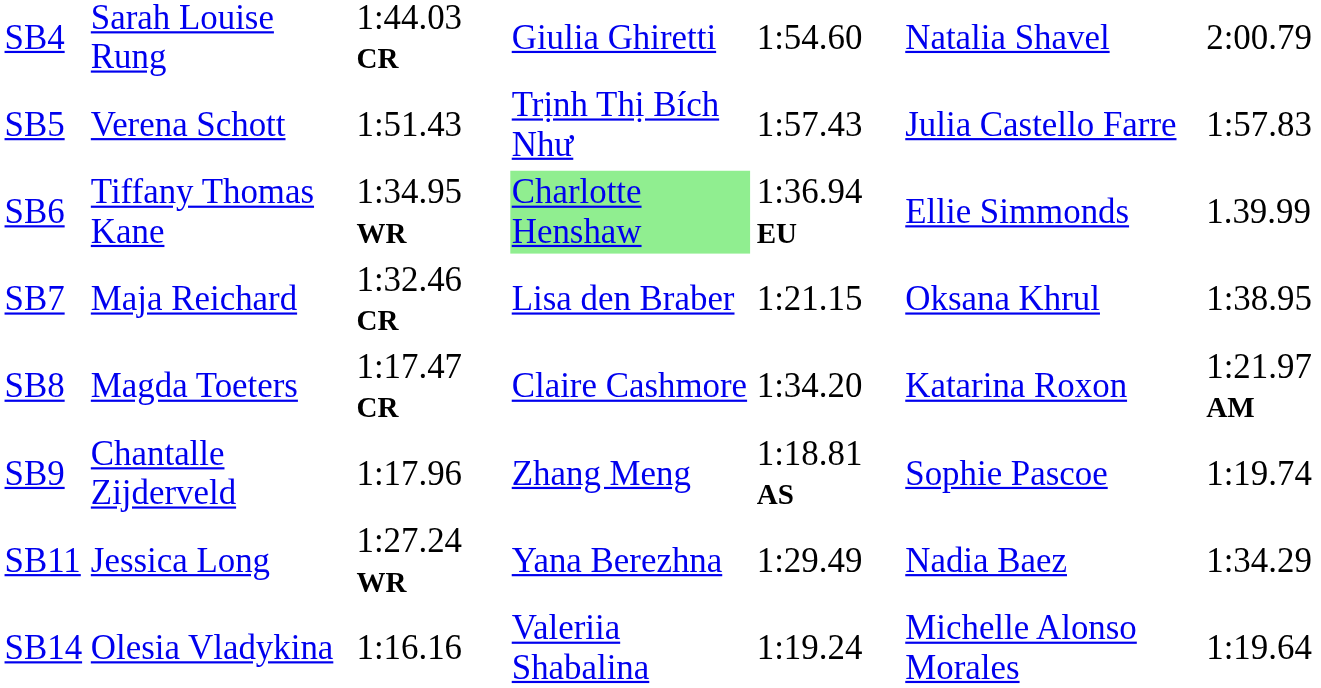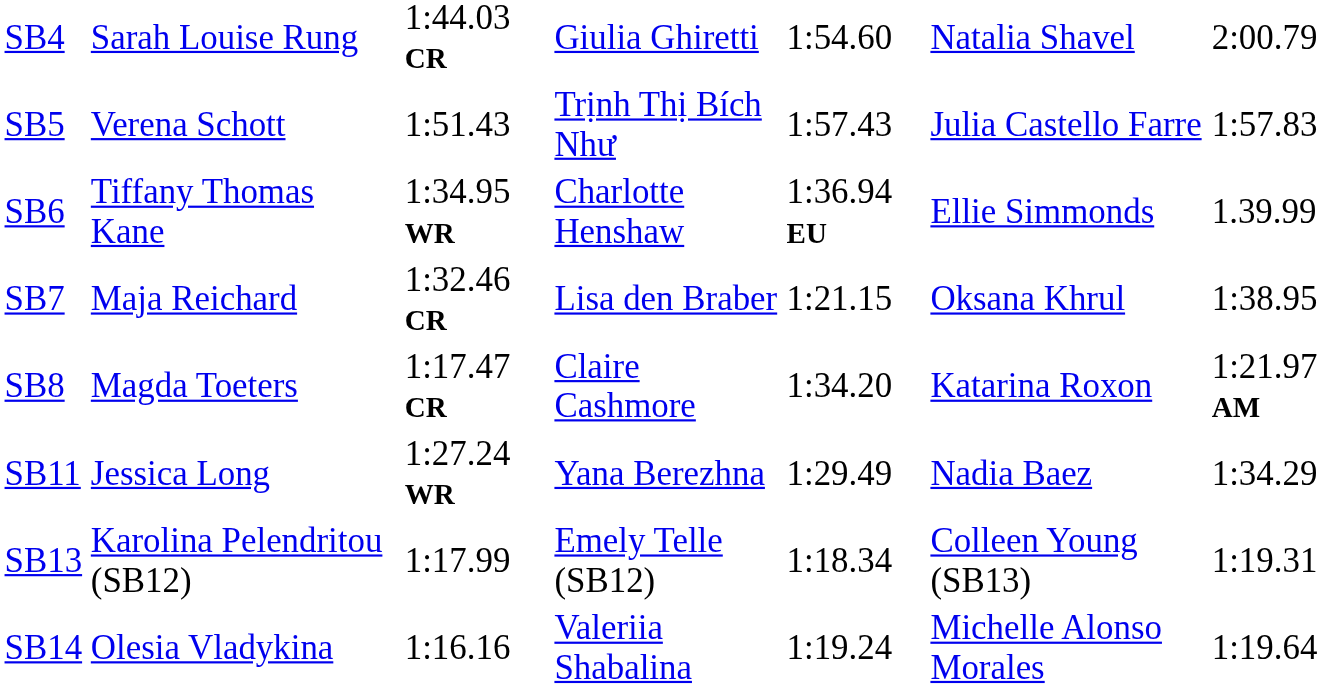(577, 211) lightgreen background -> (619, 211) no background
- row: (35, 473)
+ row: (43, 560)
